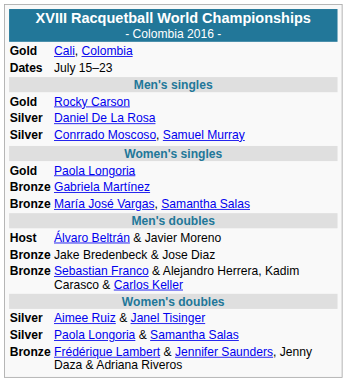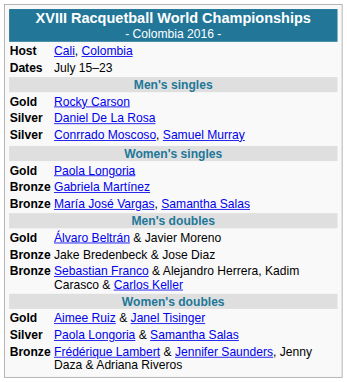(23, 51) Gold -> (23, 51) Host
(23, 237) Host -> (23, 237) Gold
(26, 318) Silver -> (23, 318) Gold
